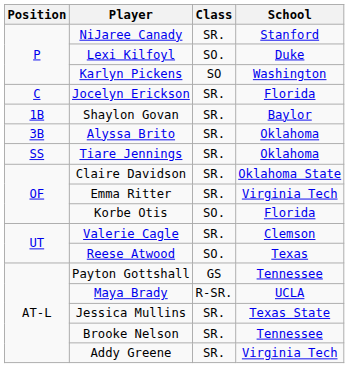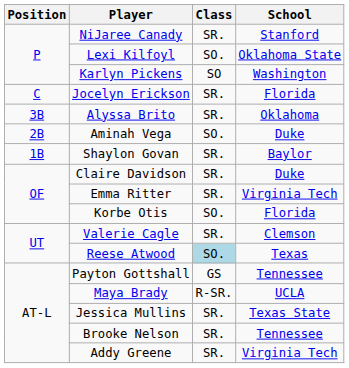(290, 54) Duke -> (290, 54) Oklahoma State
rows swapped: (131, 114) <-> (131, 134)
+ row: (131, 134)
- row: (131, 154)
(290, 174) Oklahoma State -> (290, 174) Duke
(214, 253) no background -> (214, 253) lightblue background
